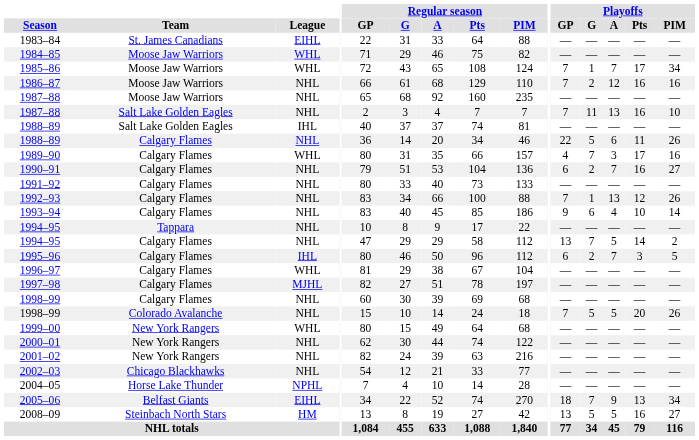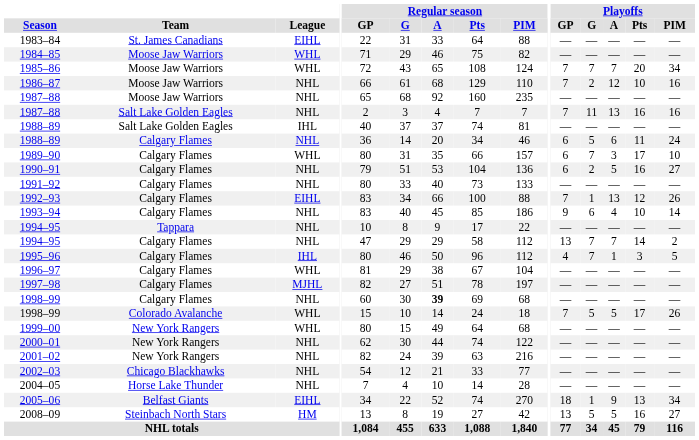(592, 68) 1 -> (592, 68) 7
(640, 68) 17 -> (640, 68) 20
(640, 83) 16 -> (640, 83) 10
(675, 112) 10 -> (675, 112) 16
(565, 140) 22 -> (565, 140) 6
(675, 140) 26 -> (675, 140) 24
(565, 155) 4 -> (565, 155) 6
(675, 155) 16 -> (675, 155) 10
(614, 169) 7 -> (614, 169) 5
(307, 198) NHL -> (307, 198) EIHL
(614, 241) 5 -> (614, 241) 7
(565, 256) 6 -> (565, 256) 4
(592, 256) 2 -> (592, 256) 7
(614, 256) 7 -> (614, 256) 1
(437, 299) normal -> (437, 299) bold
(307, 313) NHL -> (307, 313) WHL
(640, 313) 20 -> (640, 313) 17
(307, 385) NPHL -> (307, 385) NHL
(592, 400) 7 -> (592, 400) 1
